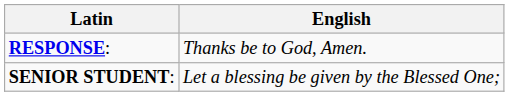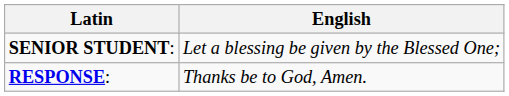rows swapped: (92, 76) <-> (59, 47)
